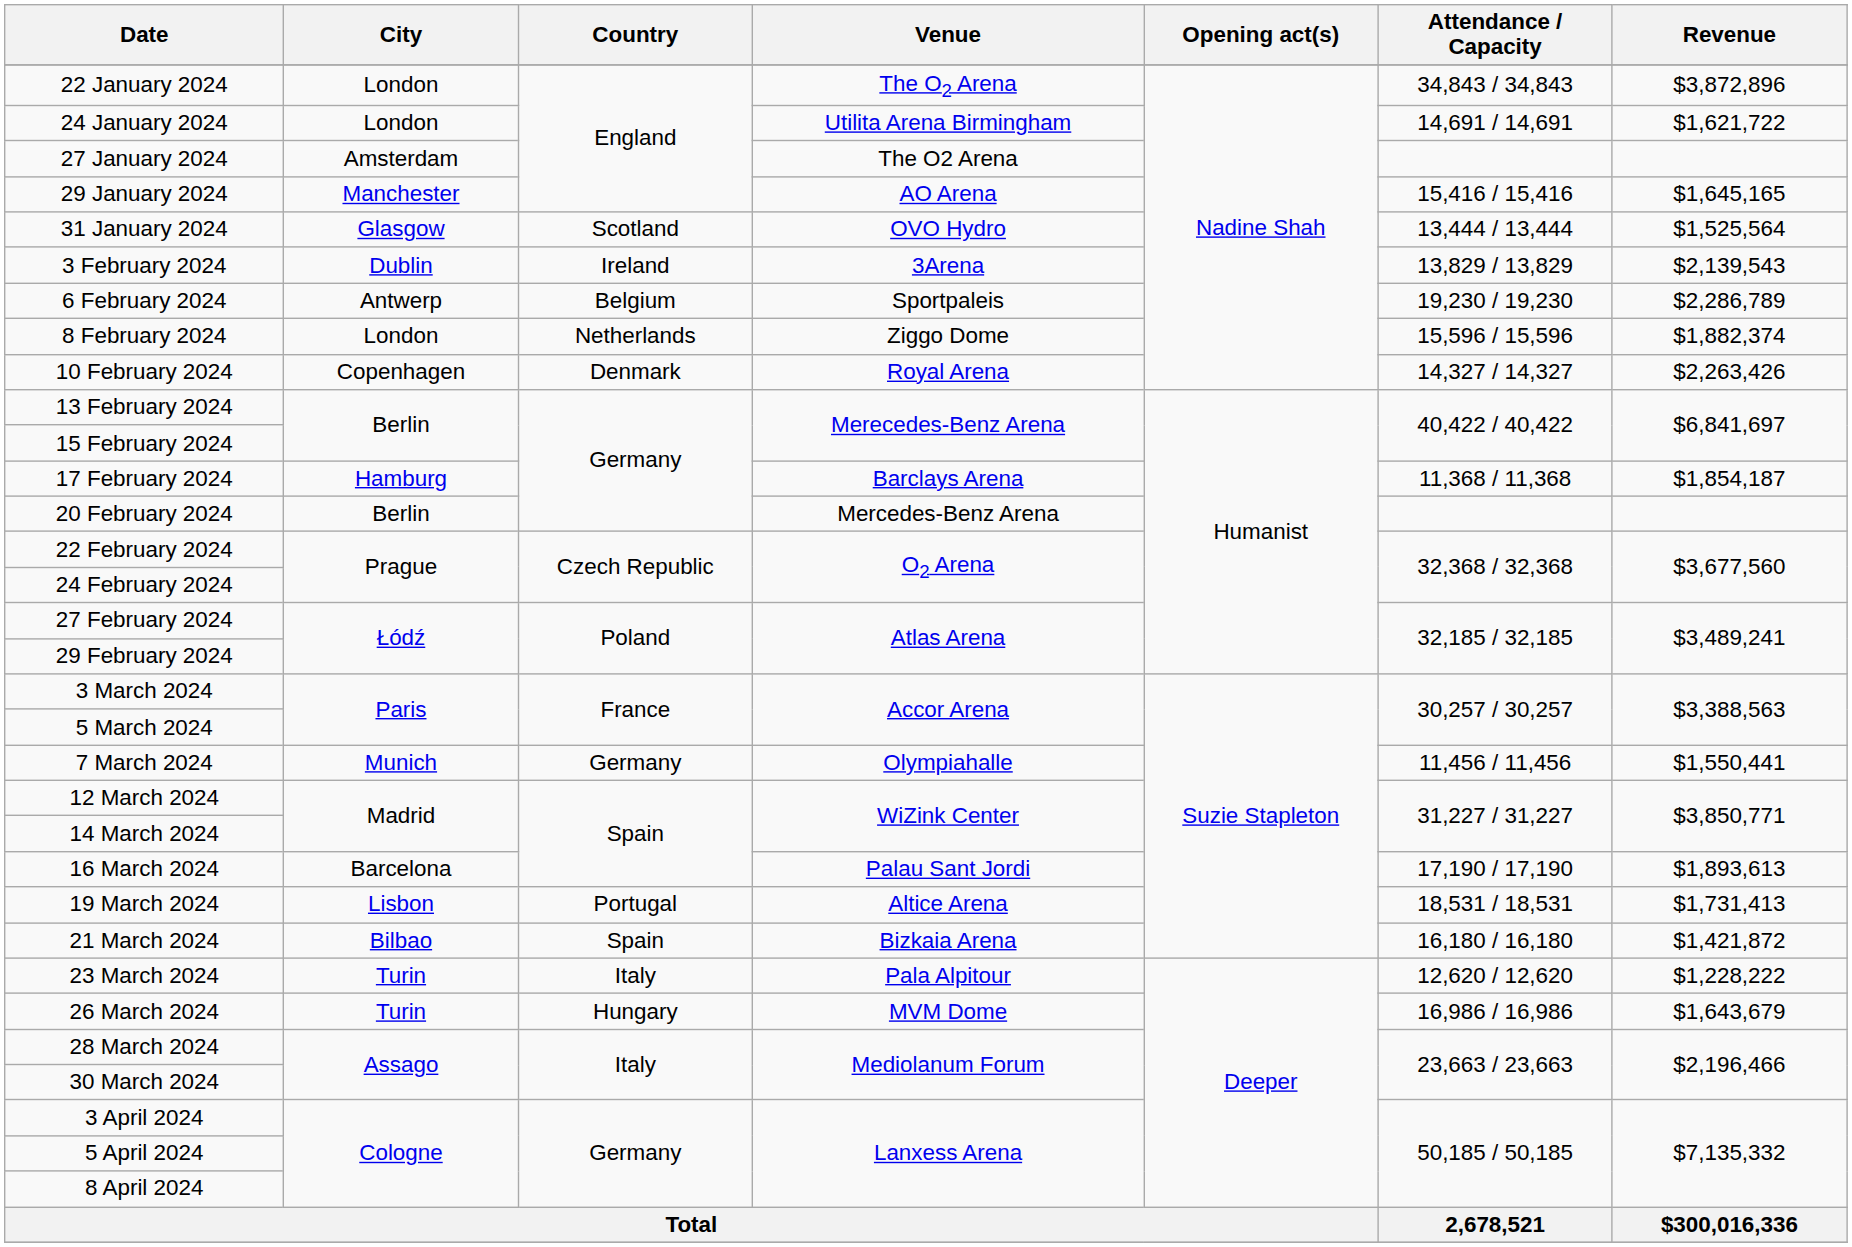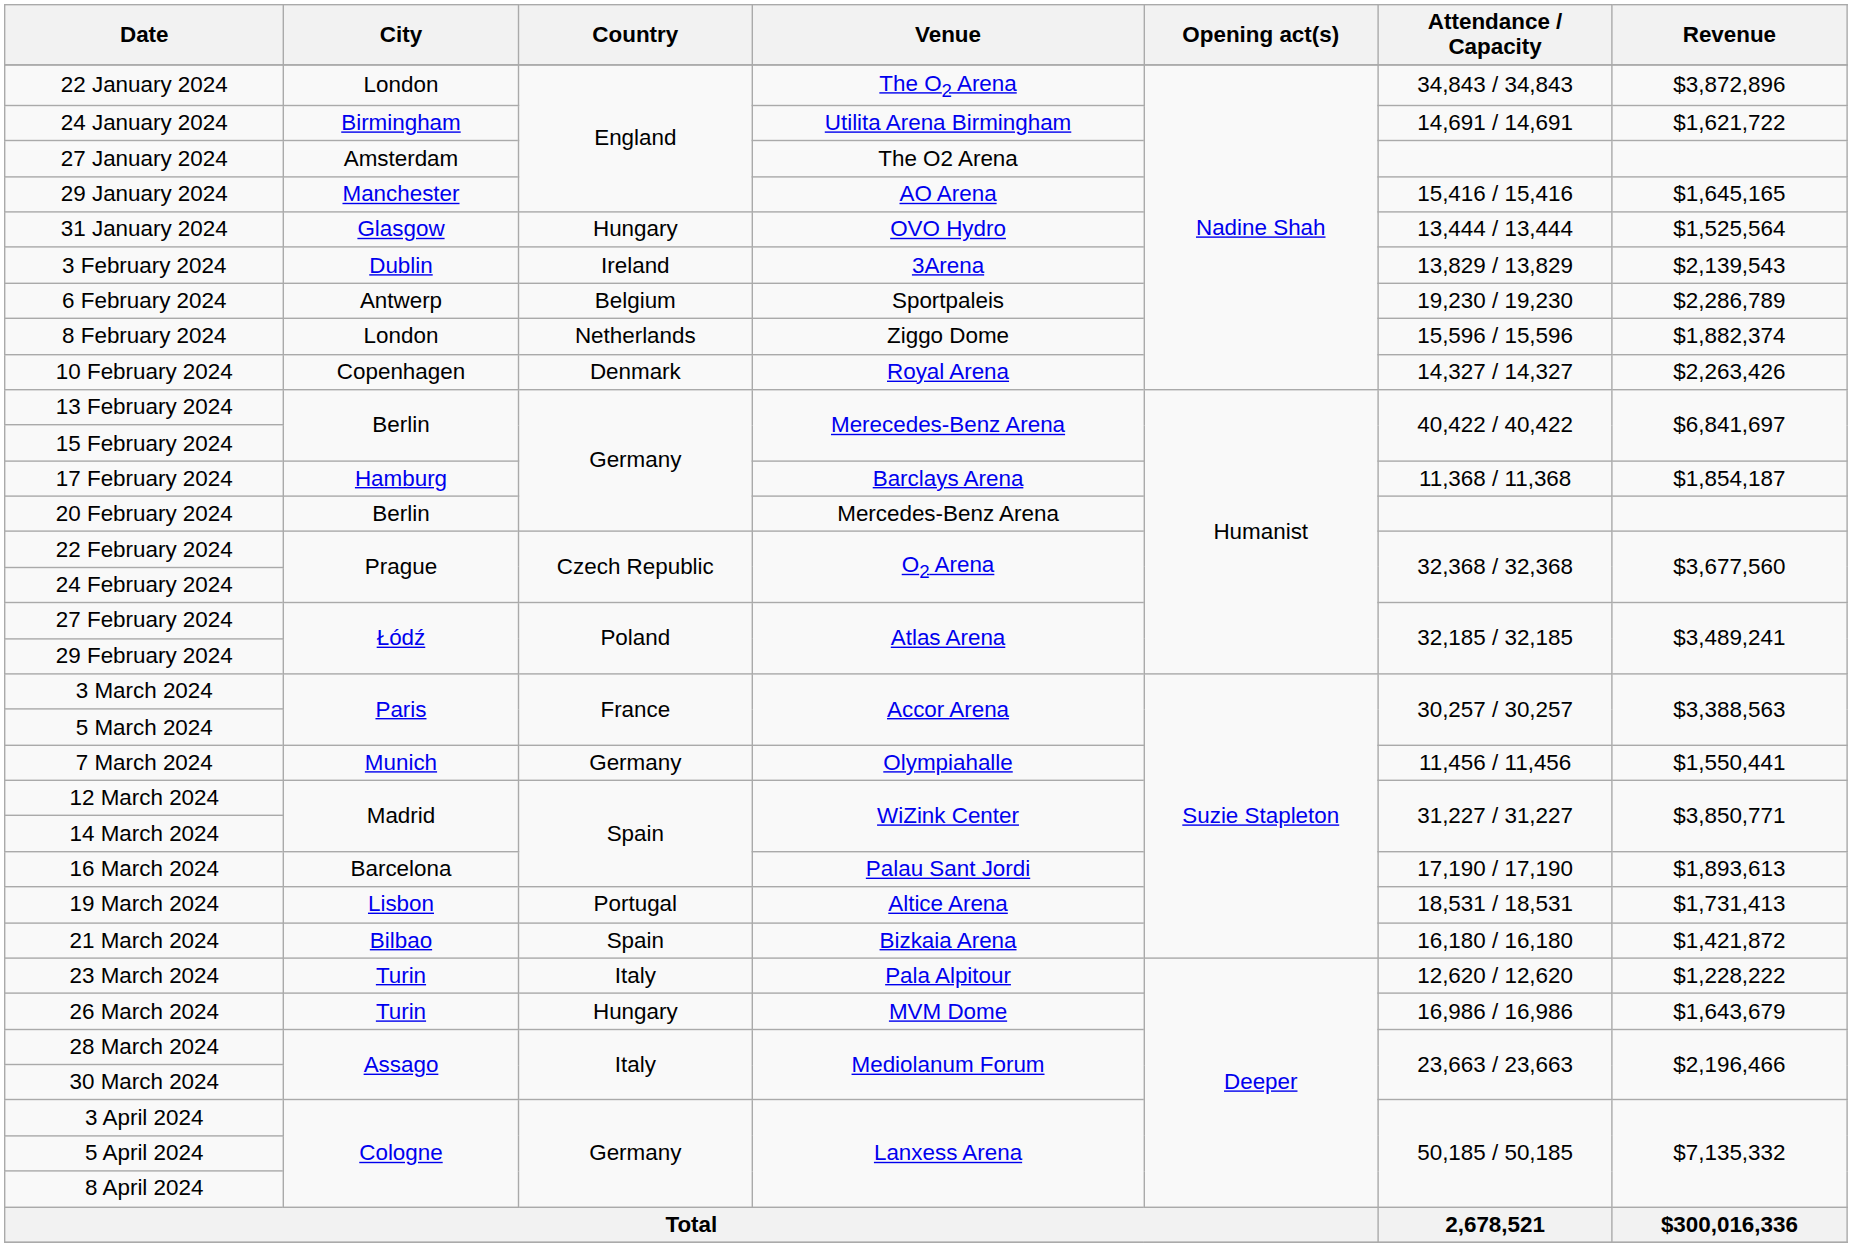(401, 122) London -> (401, 122) Birmingham
(635, 229) Scotland -> (635, 229) Hungary
